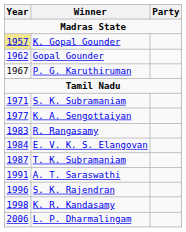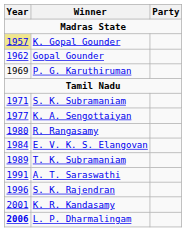(17, 71) 1967 -> (17, 71) 1969
(17, 130) 1983 -> (17, 130) 1980
(17, 160) 1987 -> (17, 160) 1989
(17, 205) 1998 -> (17, 205) 2001
(17, 219) normal -> (17, 219) bold
